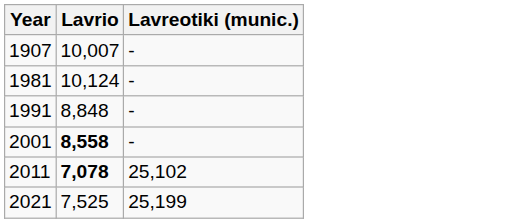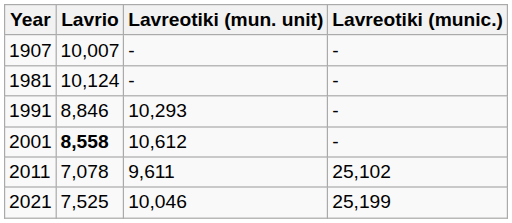+ column: (226, 19)
(85, 111) 8,848 -> (85, 111) 8,846
(85, 171) bold -> (85, 171) normal
